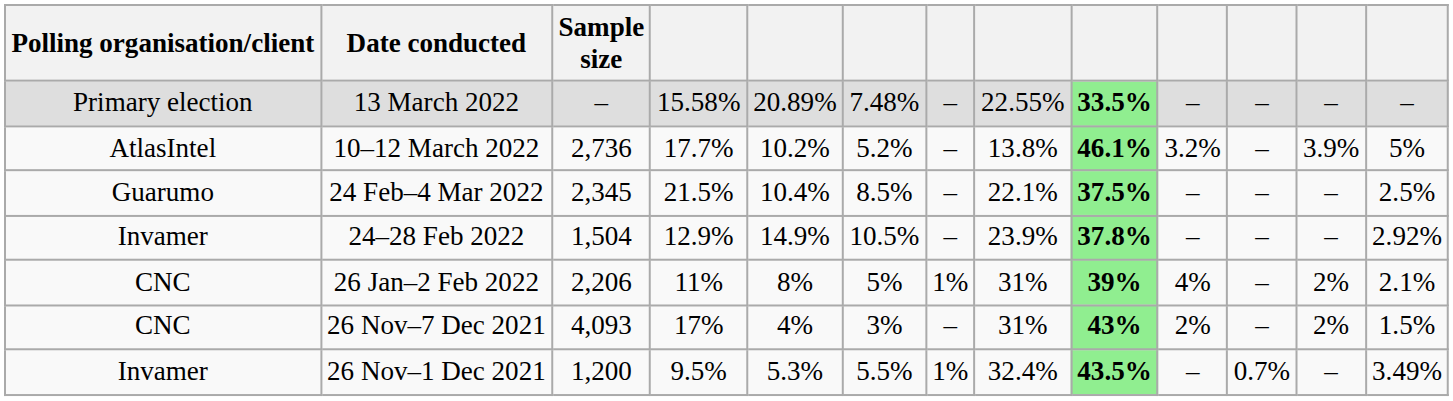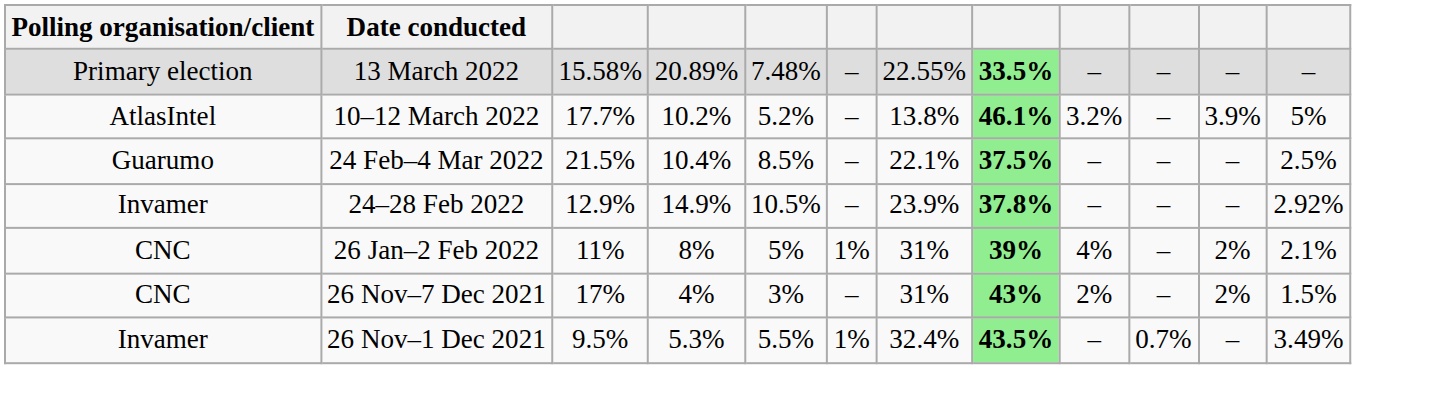- column: (601, 42)
